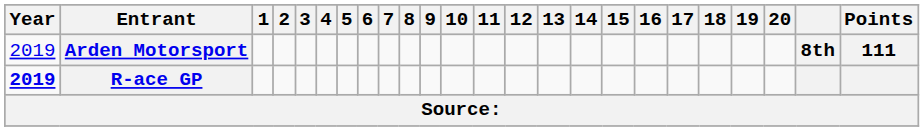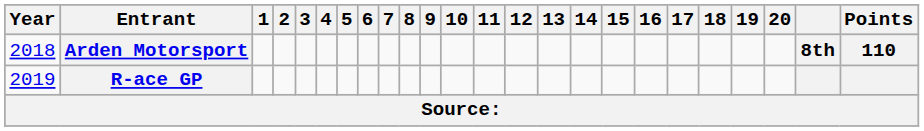(32, 50) 2019 -> (32, 50) 2018
(879, 50) 111 -> (879, 50) 110
(32, 80) bold -> (32, 80) normal
